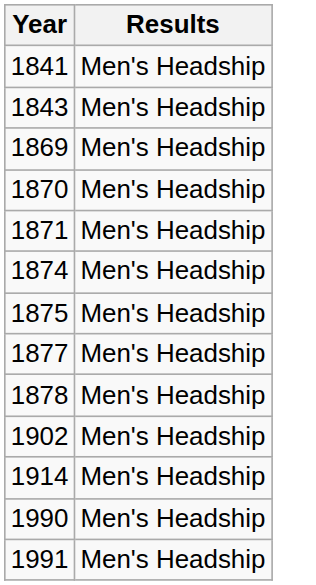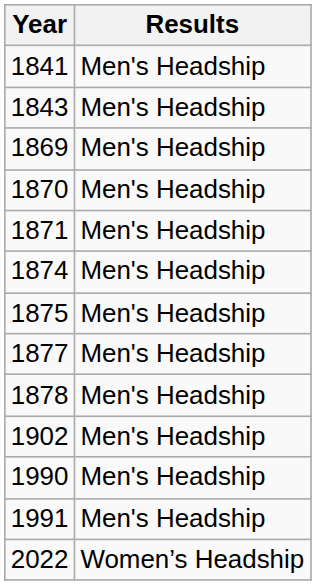- row: (40, 477)
+ row: (40, 559)
